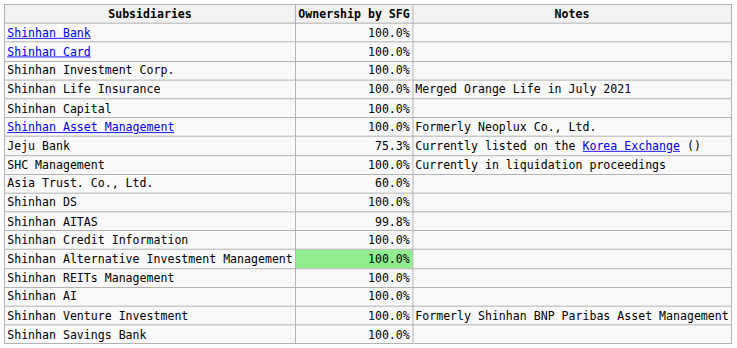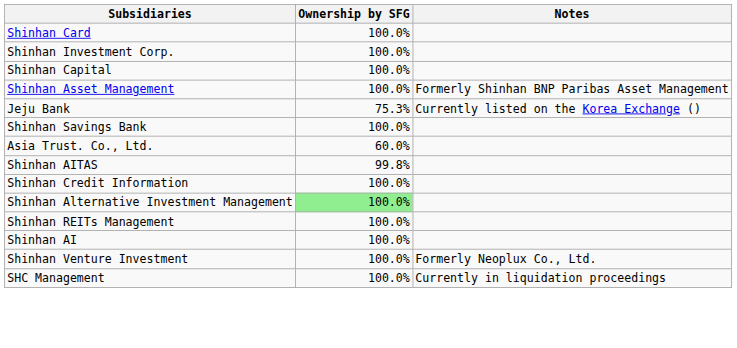- row: (49, 33)
- row: (84, 89)
(506, 127) Formerly Neoplux Co., Ltd. -> (572, 89) Formerly Shinhan BNP Paribas Asset Management
rows swapped: (77, 334) <-> (56, 165)
- row: (42, 202)
(572, 316) Formerly Shinhan BNP Paribas Asset Management -> (506, 259) Formerly Neoplux Co., Ltd.
